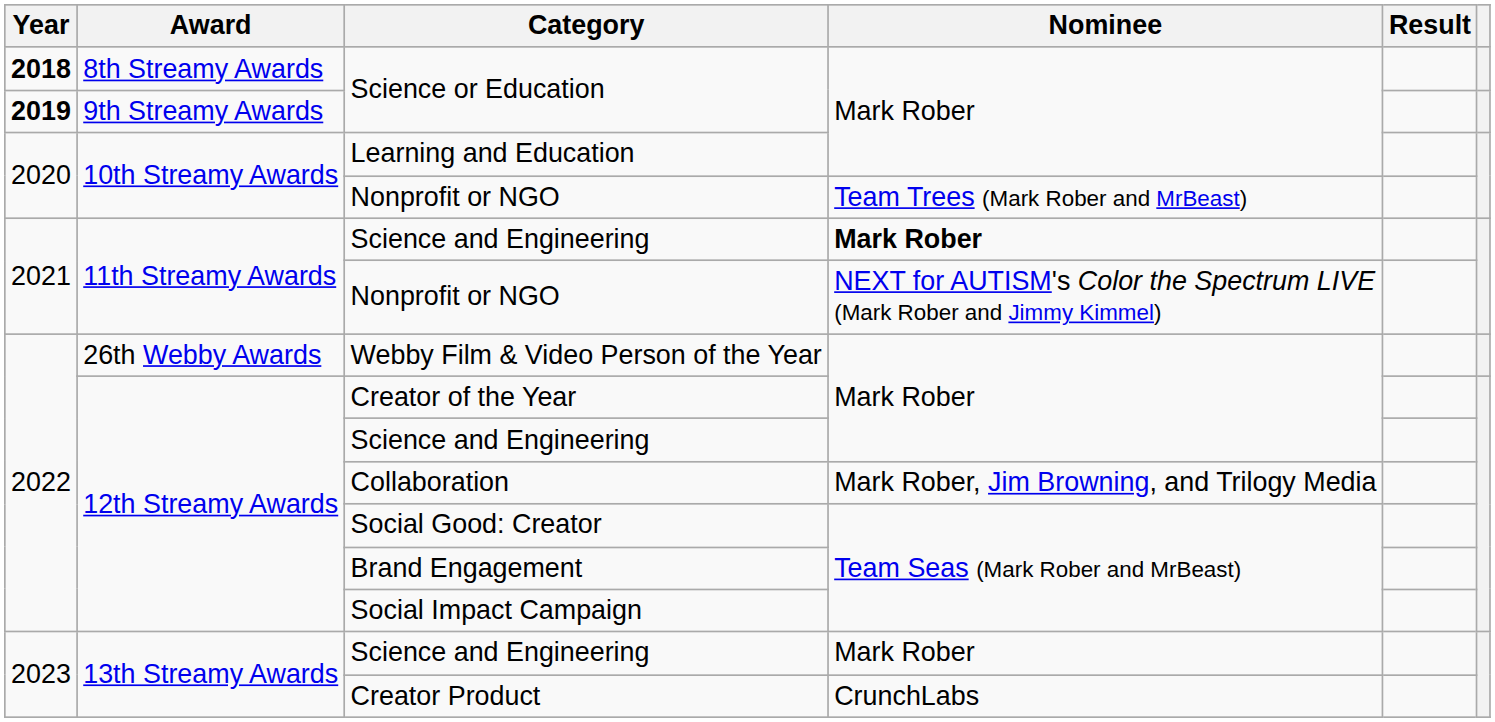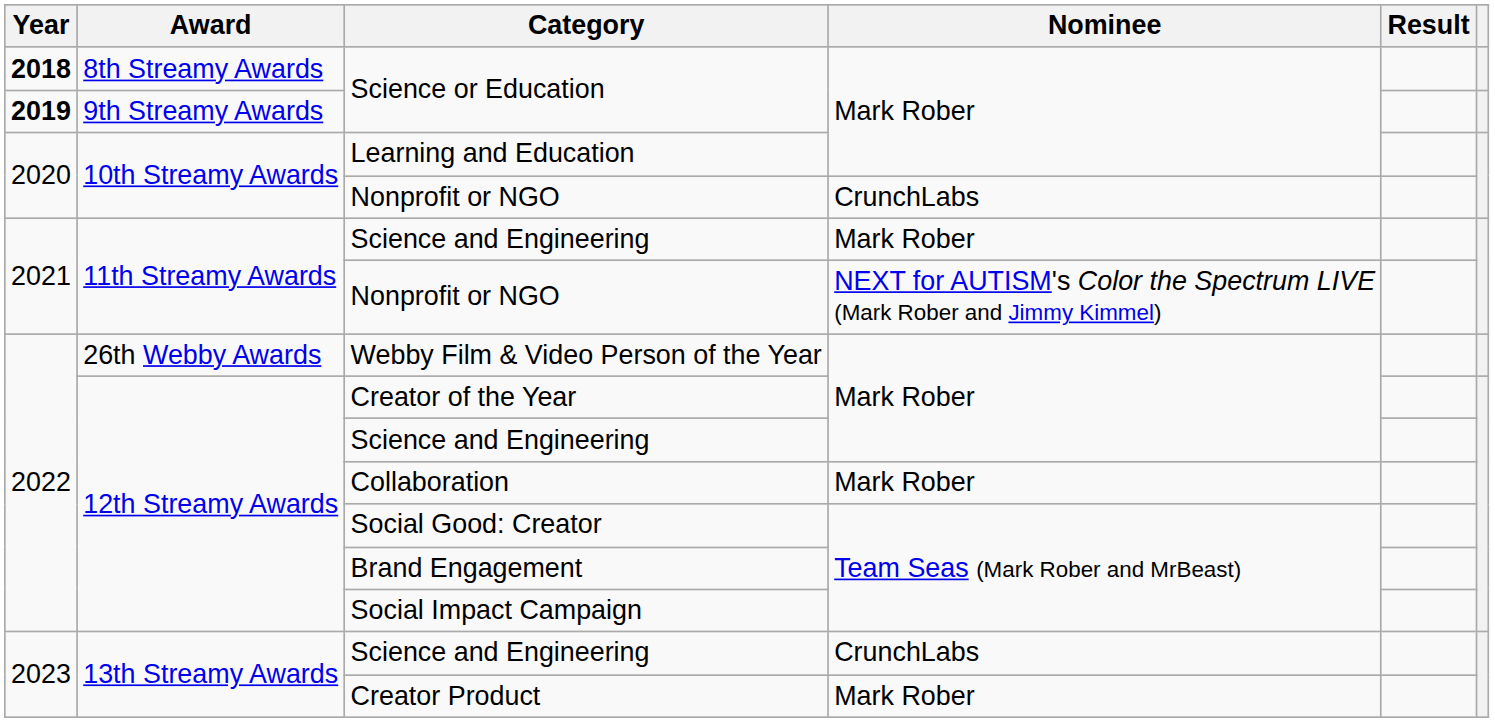(1041, 196) Team Trees (Mark Rober and MrBeast) -> (907, 196) CrunchLabs
(908, 238) bold -> (904, 238) normal
(1105, 482) Mark Rober, Jim Browning, and Trilogy Media -> (904, 482) Mark Rober
(904, 652) Mark Rober -> (907, 652) CrunchLabs
(907, 695) CrunchLabs -> (904, 695) Mark Rober
